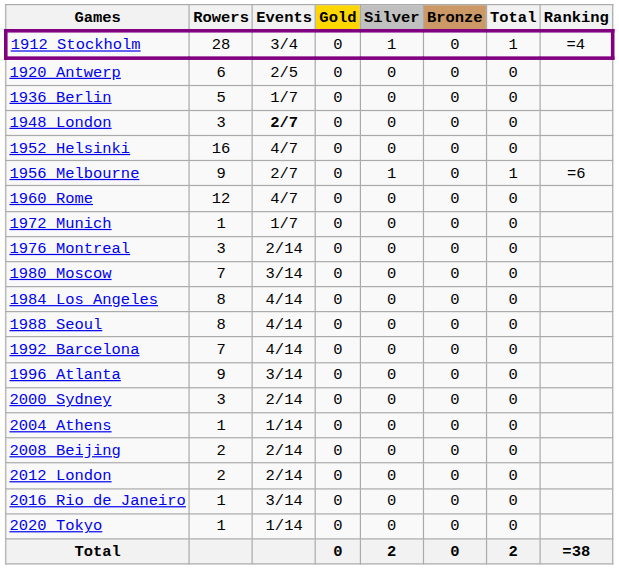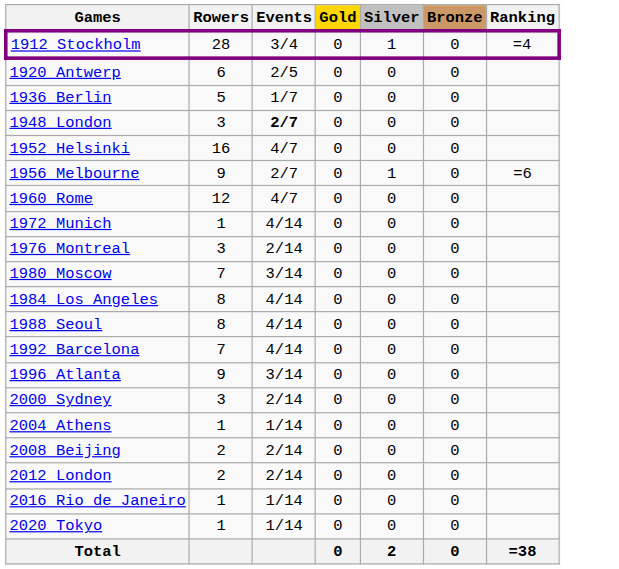- column: (513, 17)
(284, 224) 1/7 -> (284, 224) 4/14
(284, 501) 3/14 -> (284, 501) 1/14
